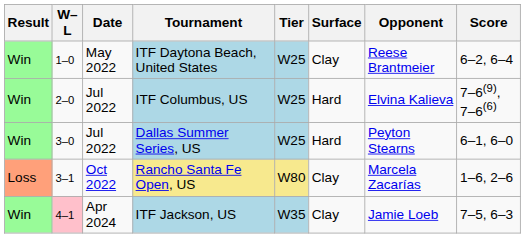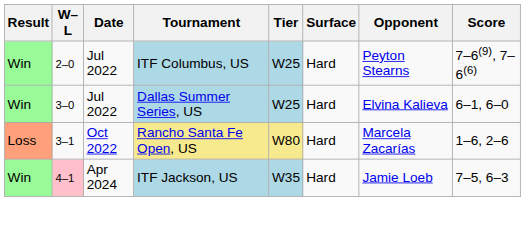- row: (196, 59)
(411, 100) Elvina Kalieva -> (386, 63) Peyton Stearns
(391, 140) Peyton Stearns -> (405, 104) Elvina Kalieva
(325, 177) Clay -> (321, 140) Hard
(325, 214) Clay -> (321, 177) Hard
